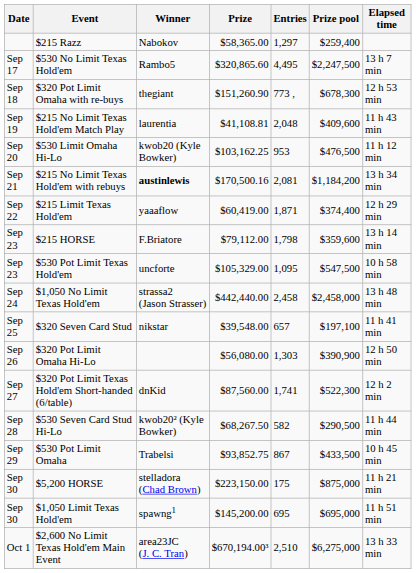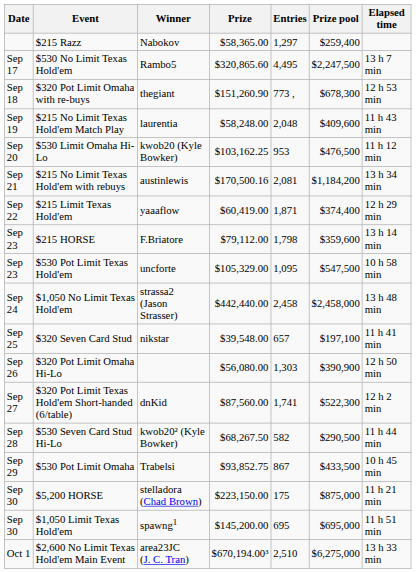(244, 123) $41,108.81 -> (244, 123) $58,248.00
(164, 181) bold -> (164, 181) normal
